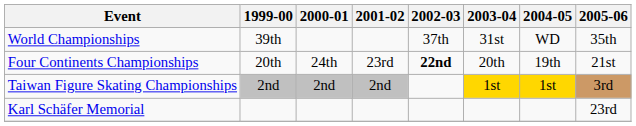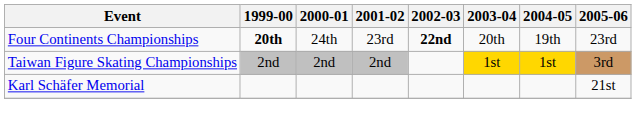- row: (74, 39)
(268, 62) normal -> (268, 39) bold
(603, 62) 21st -> (603, 39) 23rd
(603, 109) 23rd -> (603, 86) 21st
